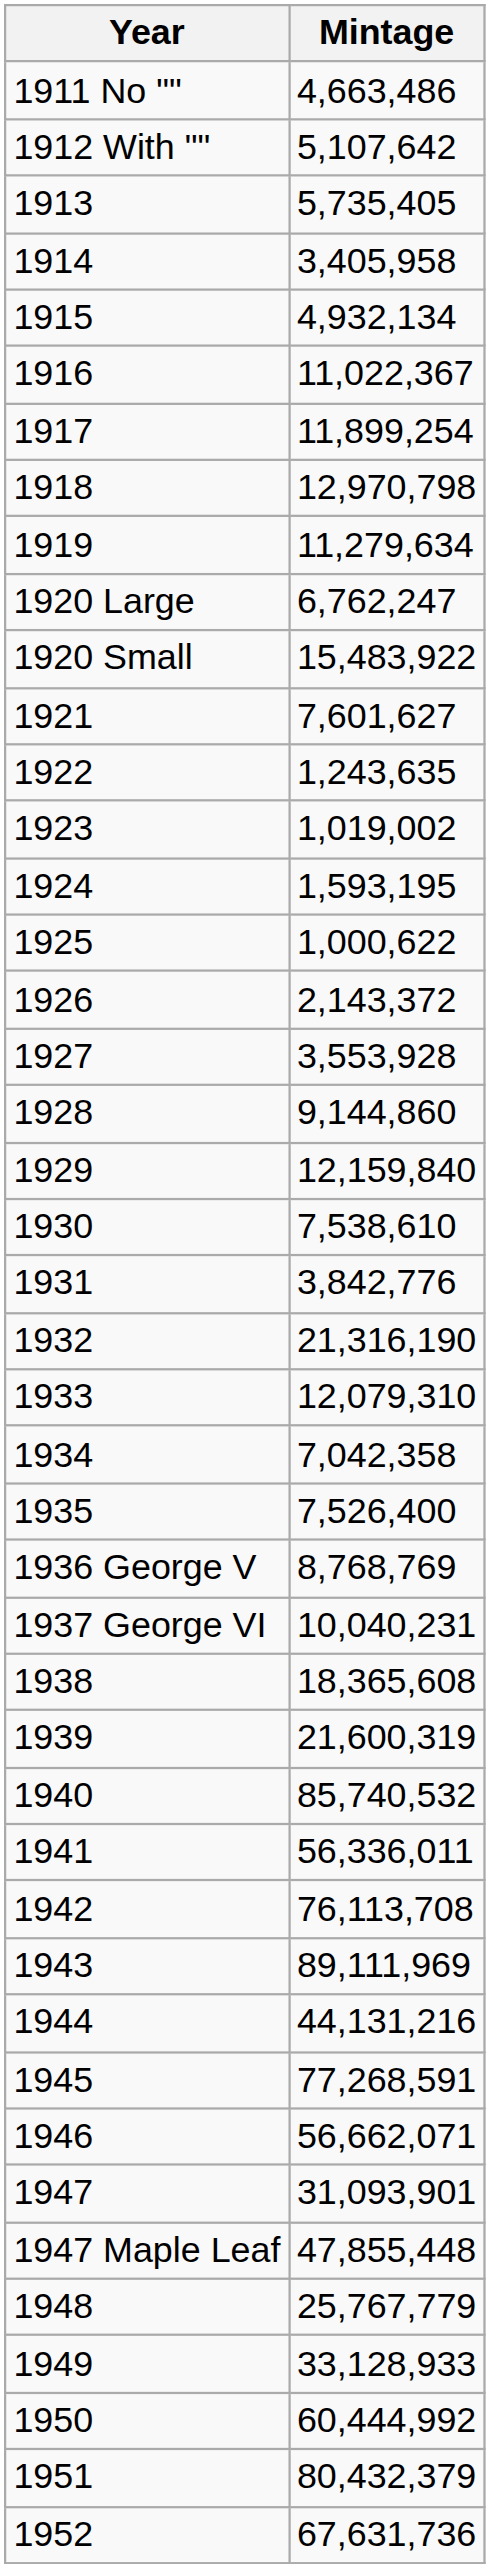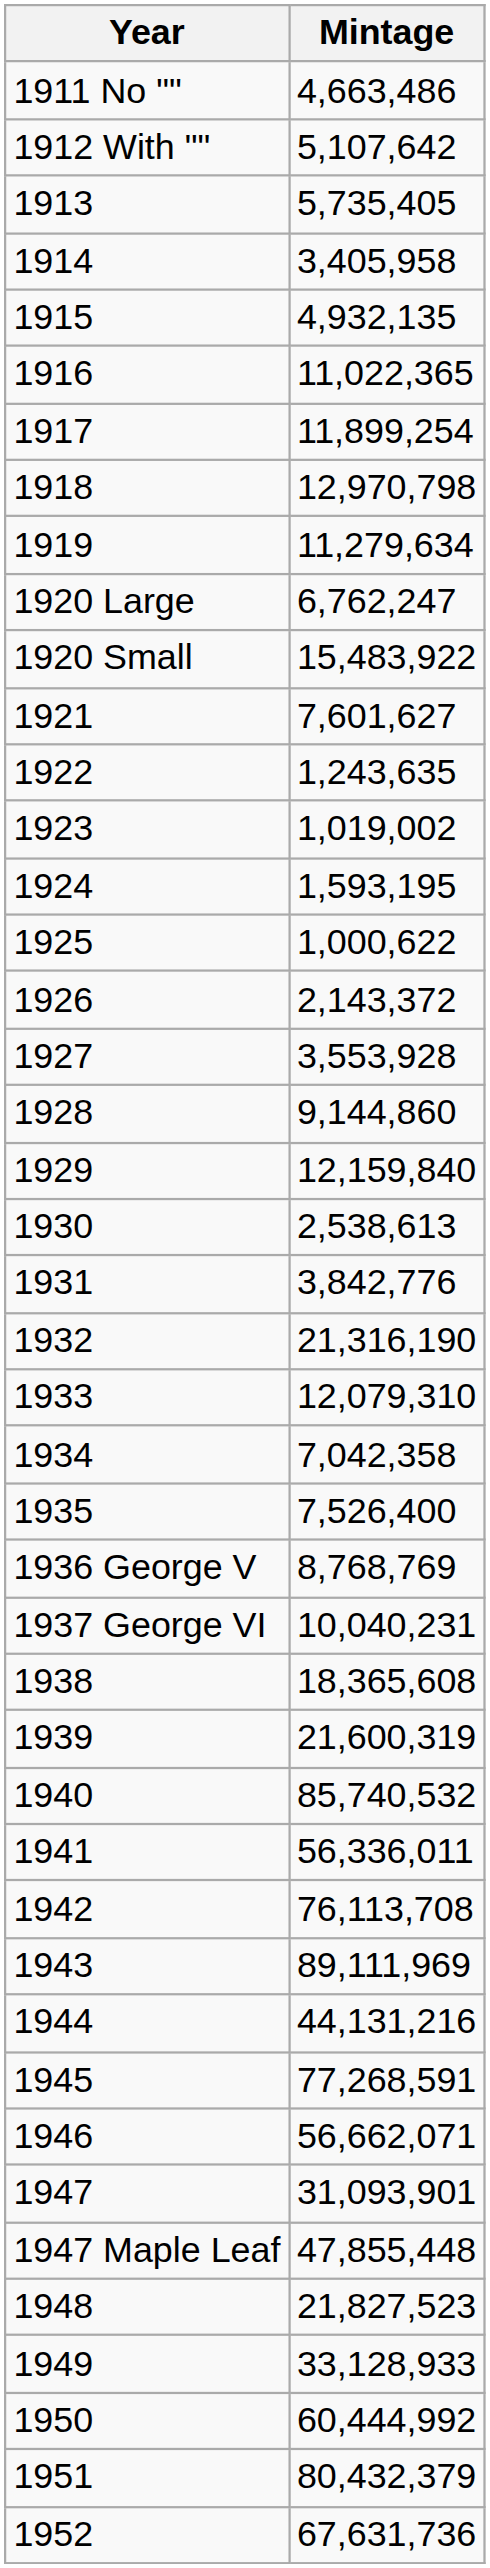(377, 317) 4,932,134 -> (377, 317) 4,932,135
(385, 373) 11,022,367 -> (385, 373) 11,022,365
(377, 1226) 7,538,610 -> (377, 1226) 2,538,613
(387, 2306) 25,767,779 -> (387, 2306) 21,827,523
